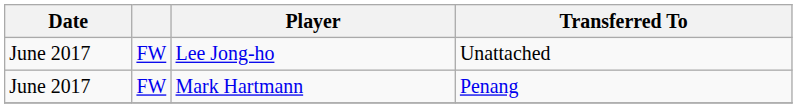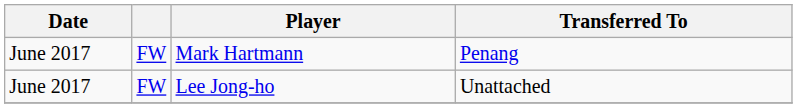rows swapped: (239, 86) <-> (225, 53)
